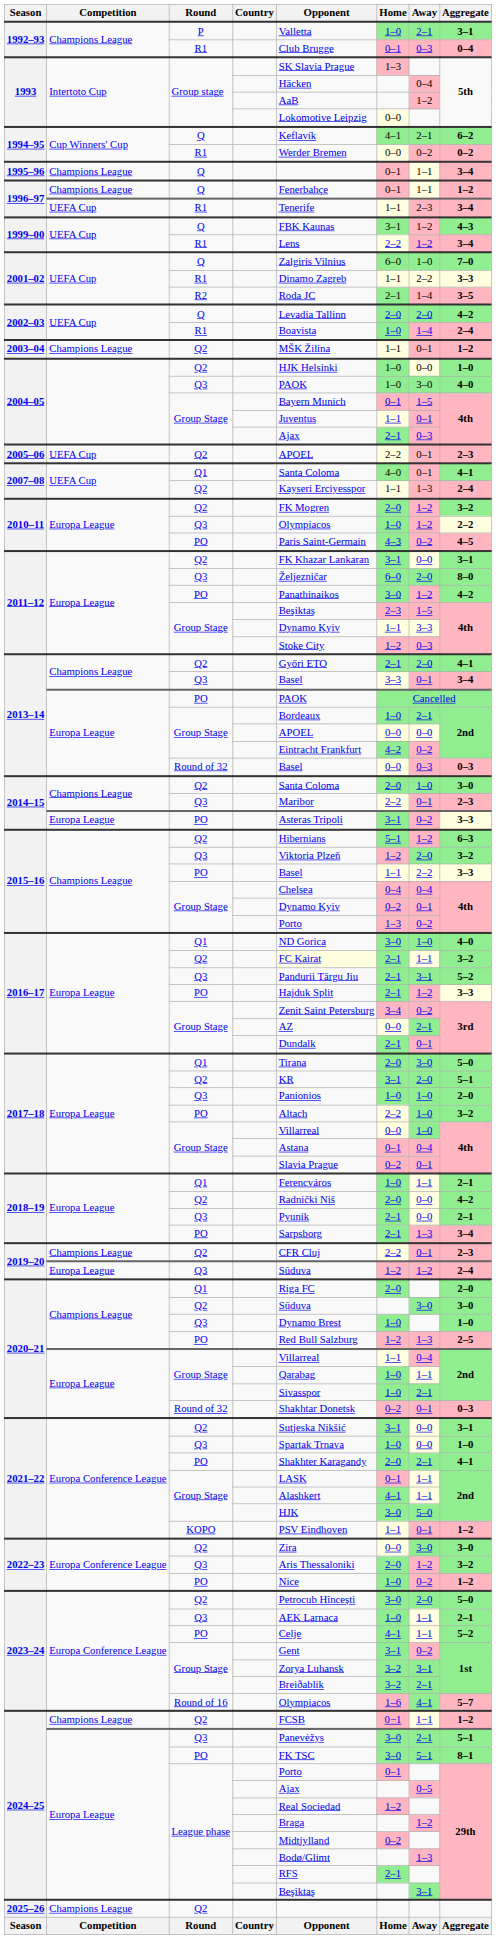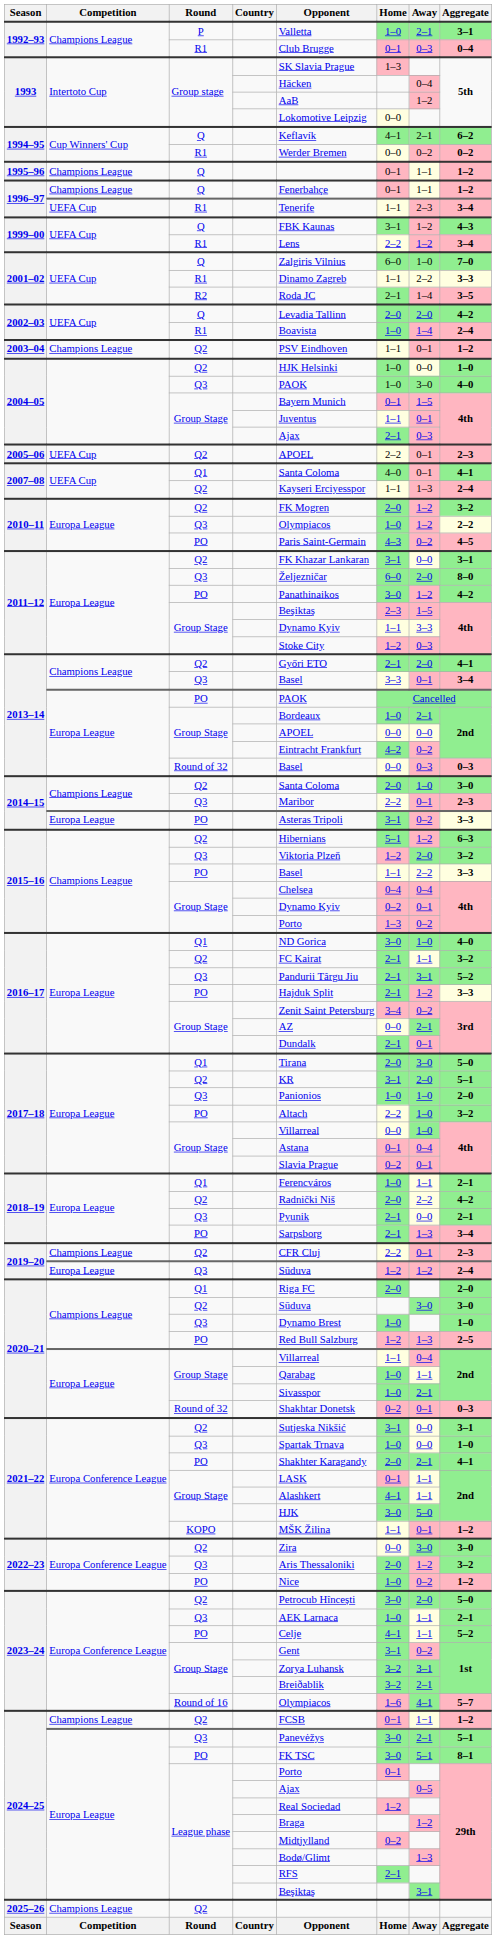(465, 171) 3–4 -> (465, 171) 1–2
(304, 349) MŠK Žilina -> (313, 349) PSV Eindhoven
(300, 959) lightyellow background -> (300, 959) no background
(424, 1199) 0–0 -> (424, 1199) 2–2
(313, 1529) PSV Eindhoven -> (304, 1529) MŠK Žilina
